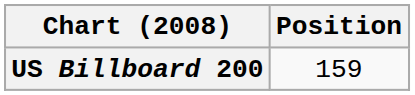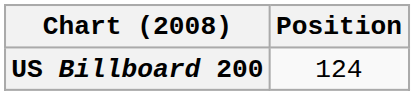(339, 69) 159 -> (339, 69) 124
